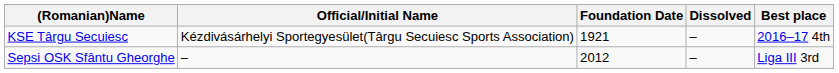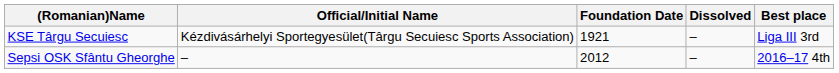(794, 36) 2016–17 4th -> (788, 36) Liga III 3rd
(788, 57) Liga III 3rd -> (794, 57) 2016–17 4th
